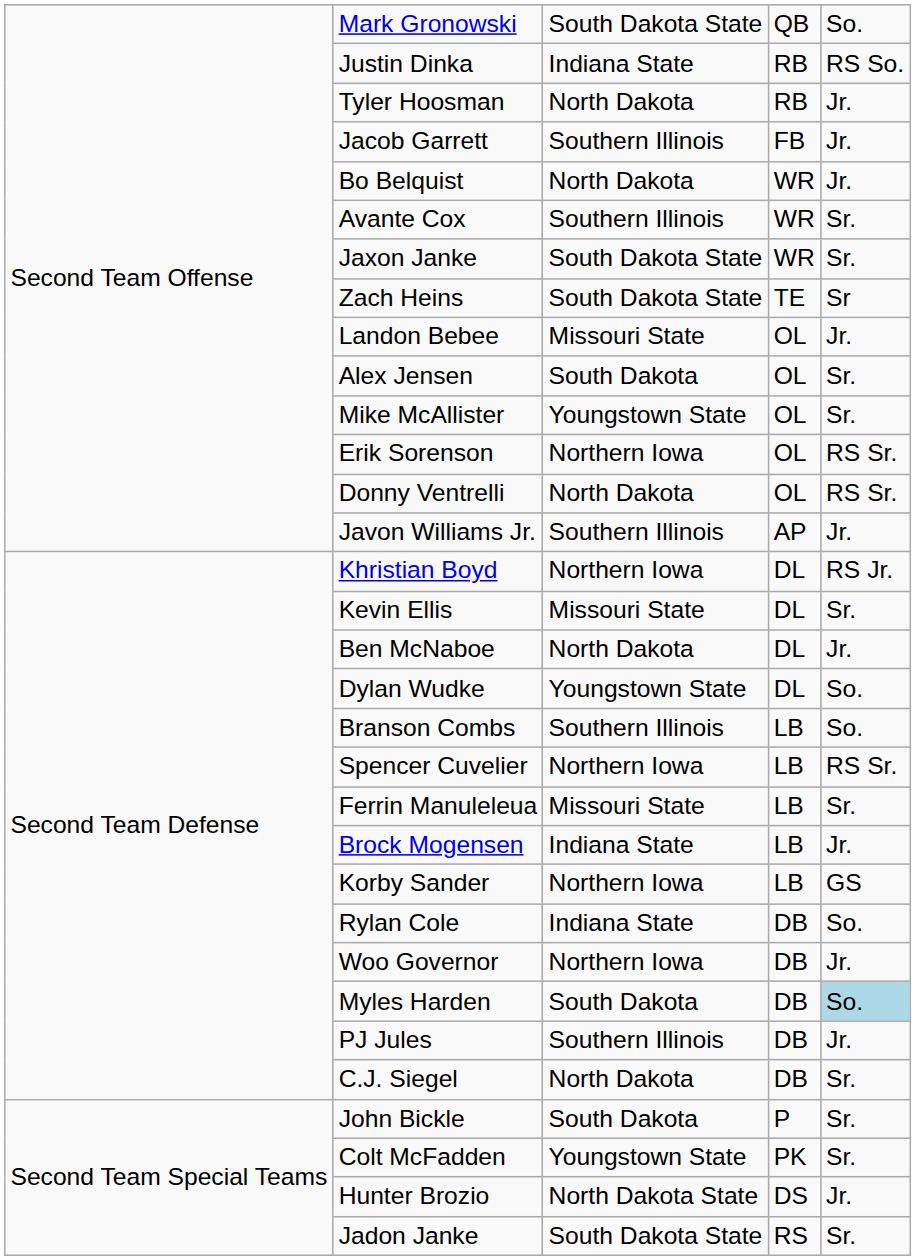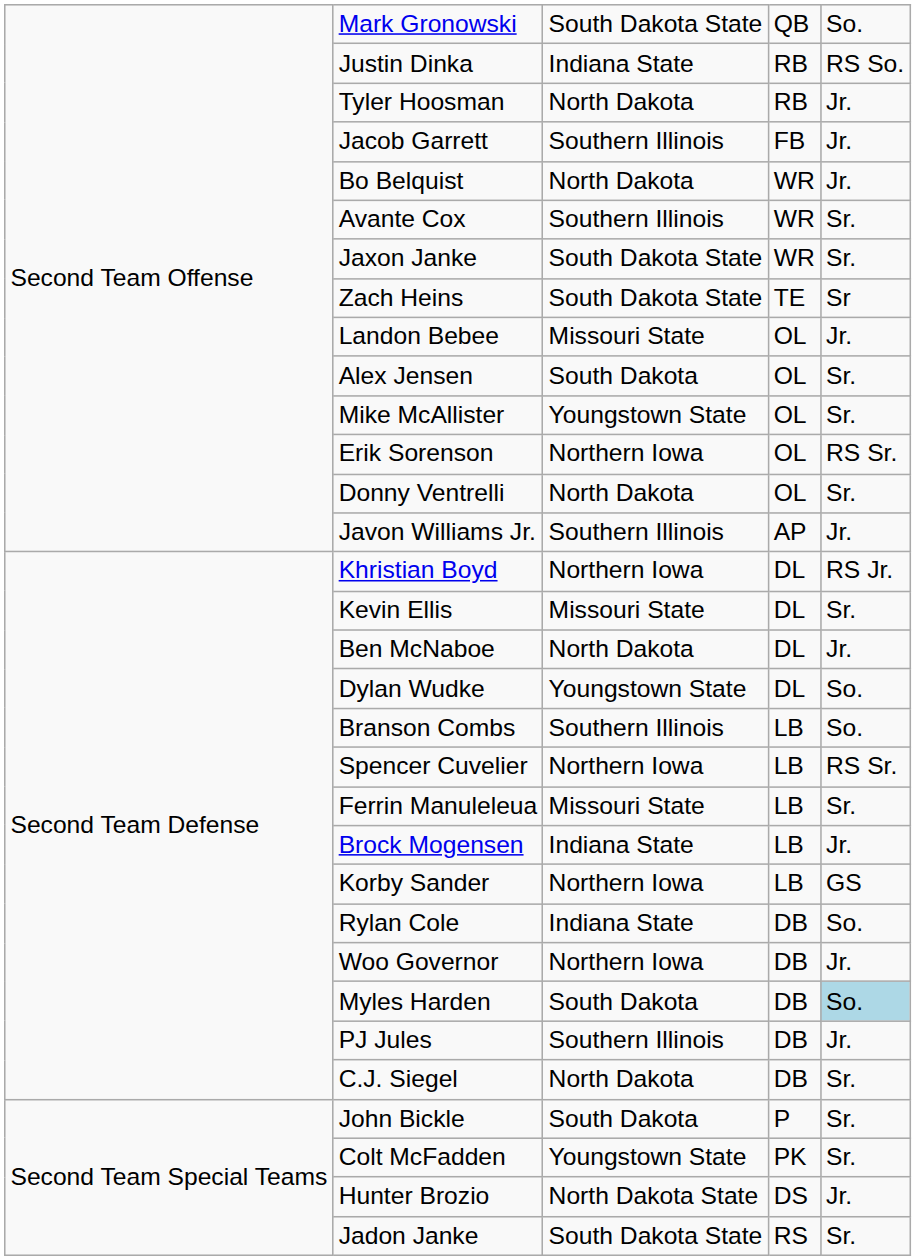(862, 492) RS Sr. -> (841, 492) Sr.
